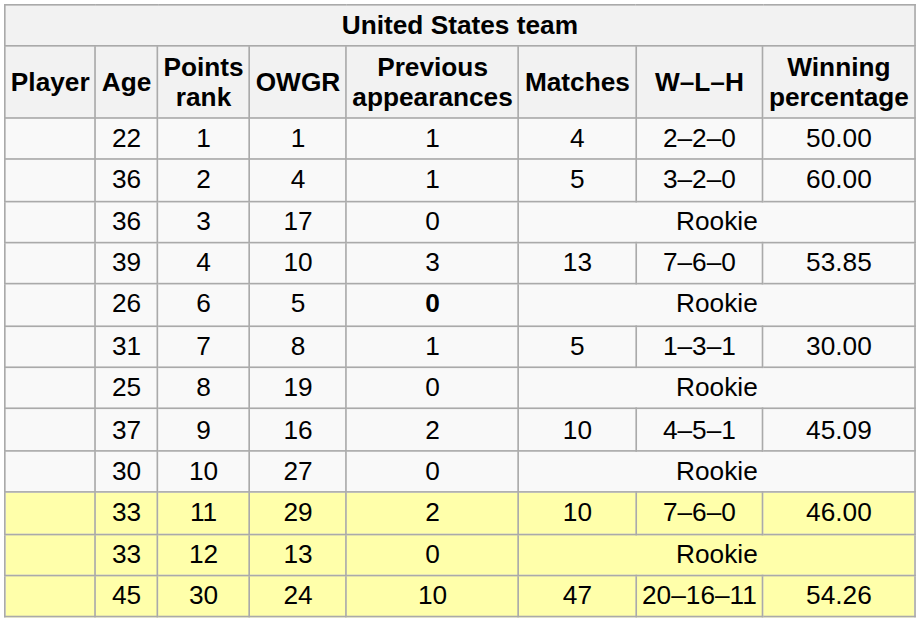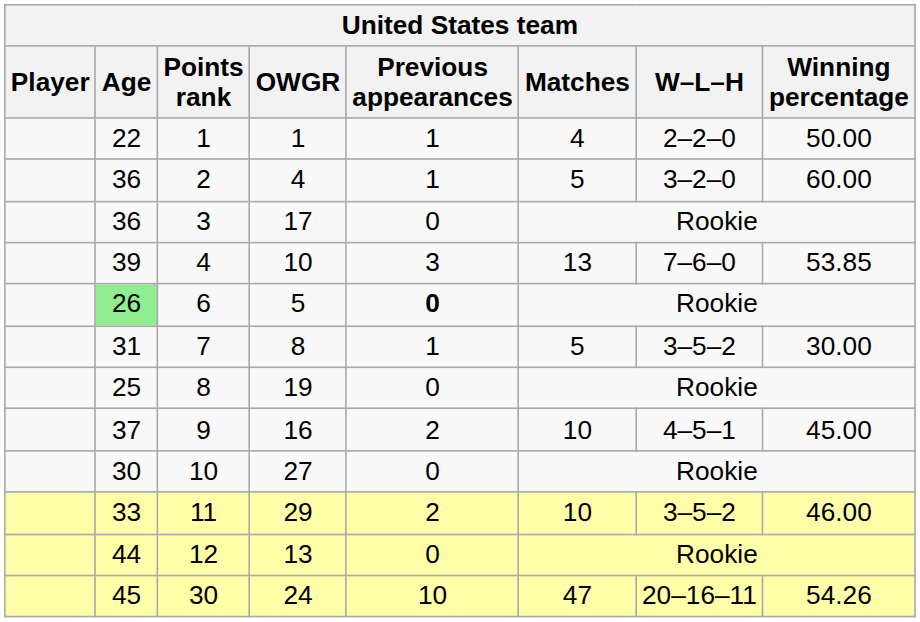(127, 304) no background -> (127, 304) lightgreen background
(699, 346) 1–3–1 -> (699, 346) 3–5–2
(839, 429) 45.09 -> (839, 429) 45.00
(699, 512) 7–6–0 -> (699, 512) 3–5–2
(127, 554) 33 -> (127, 554) 44
